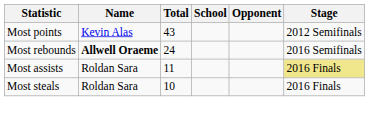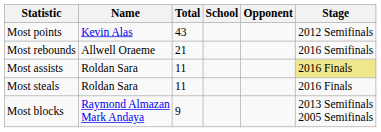(120, 50) bold -> (118, 50) normal
(169, 50) 24 -> (181, 50) 21
(169, 86) 10 -> (181, 86) 11
+ row: (35, 111)
